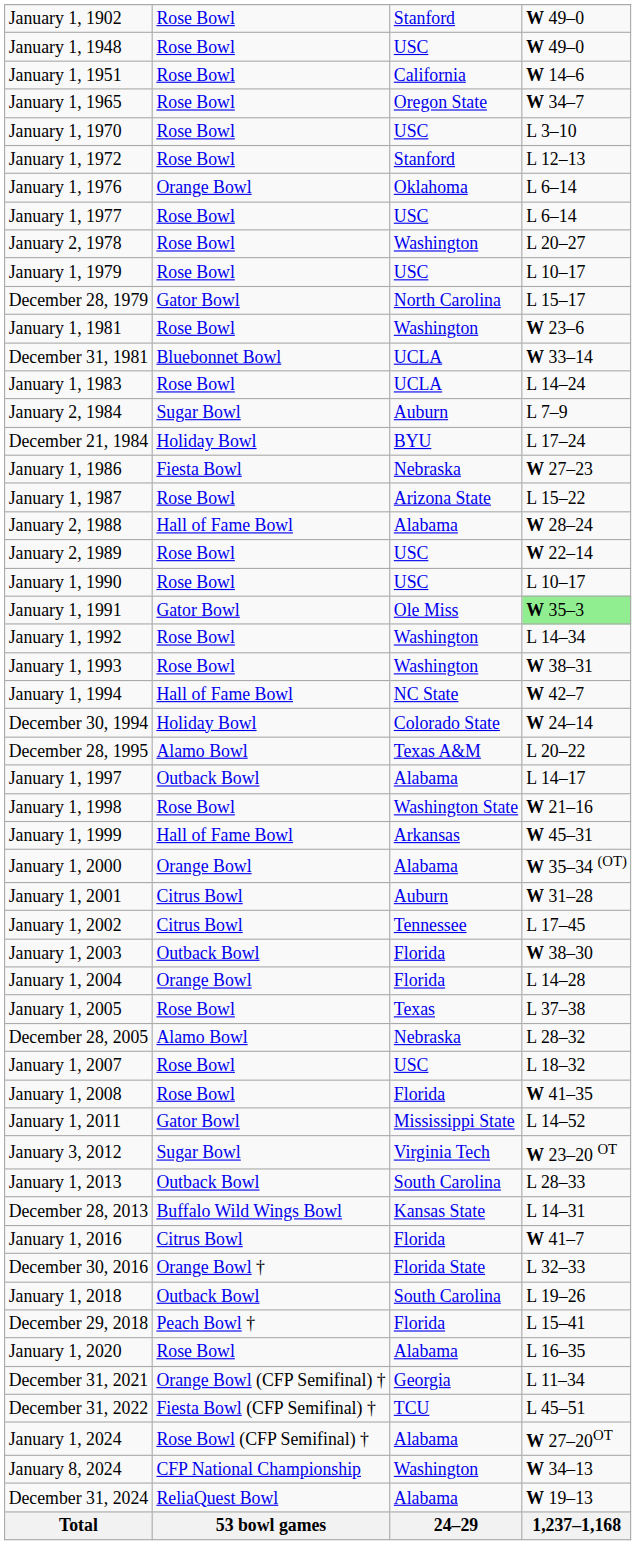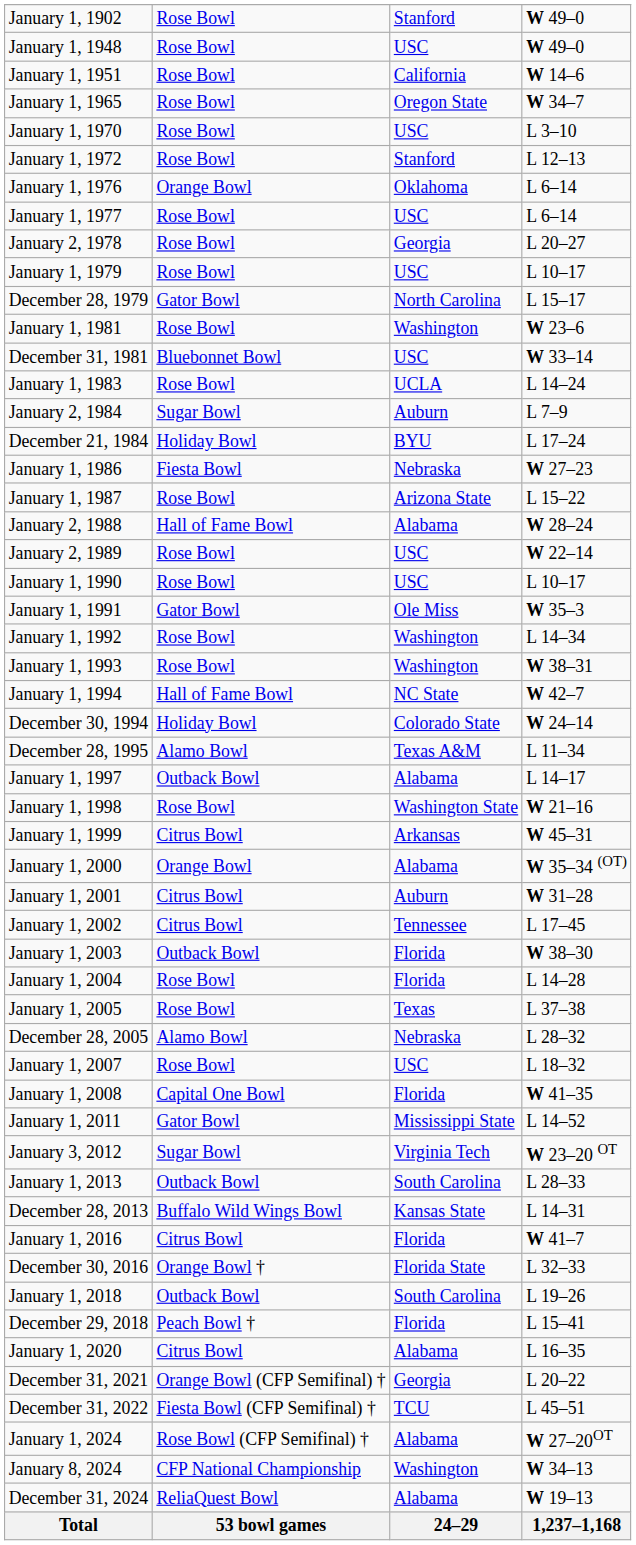(436, 243) Washington -> (422, 243) Georgia
(418, 356) UCLA -> (411, 356) USC
(555, 610) lightgreen background -> (555, 610) no background
(556, 750) L 20–22 -> (556, 750) L 11–34
(225, 835) Hall of Fame Bowl -> (200, 835) Citrus Bowl
(204, 981) Orange Bowl -> (196, 981) Rose Bowl
(196, 1093) Rose Bowl -> (221, 1093) Capital One Bowl
(196, 1352) Rose Bowl -> (200, 1352) Citrus Bowl
(556, 1380) L 11–34 -> (556, 1380) L 20–22
